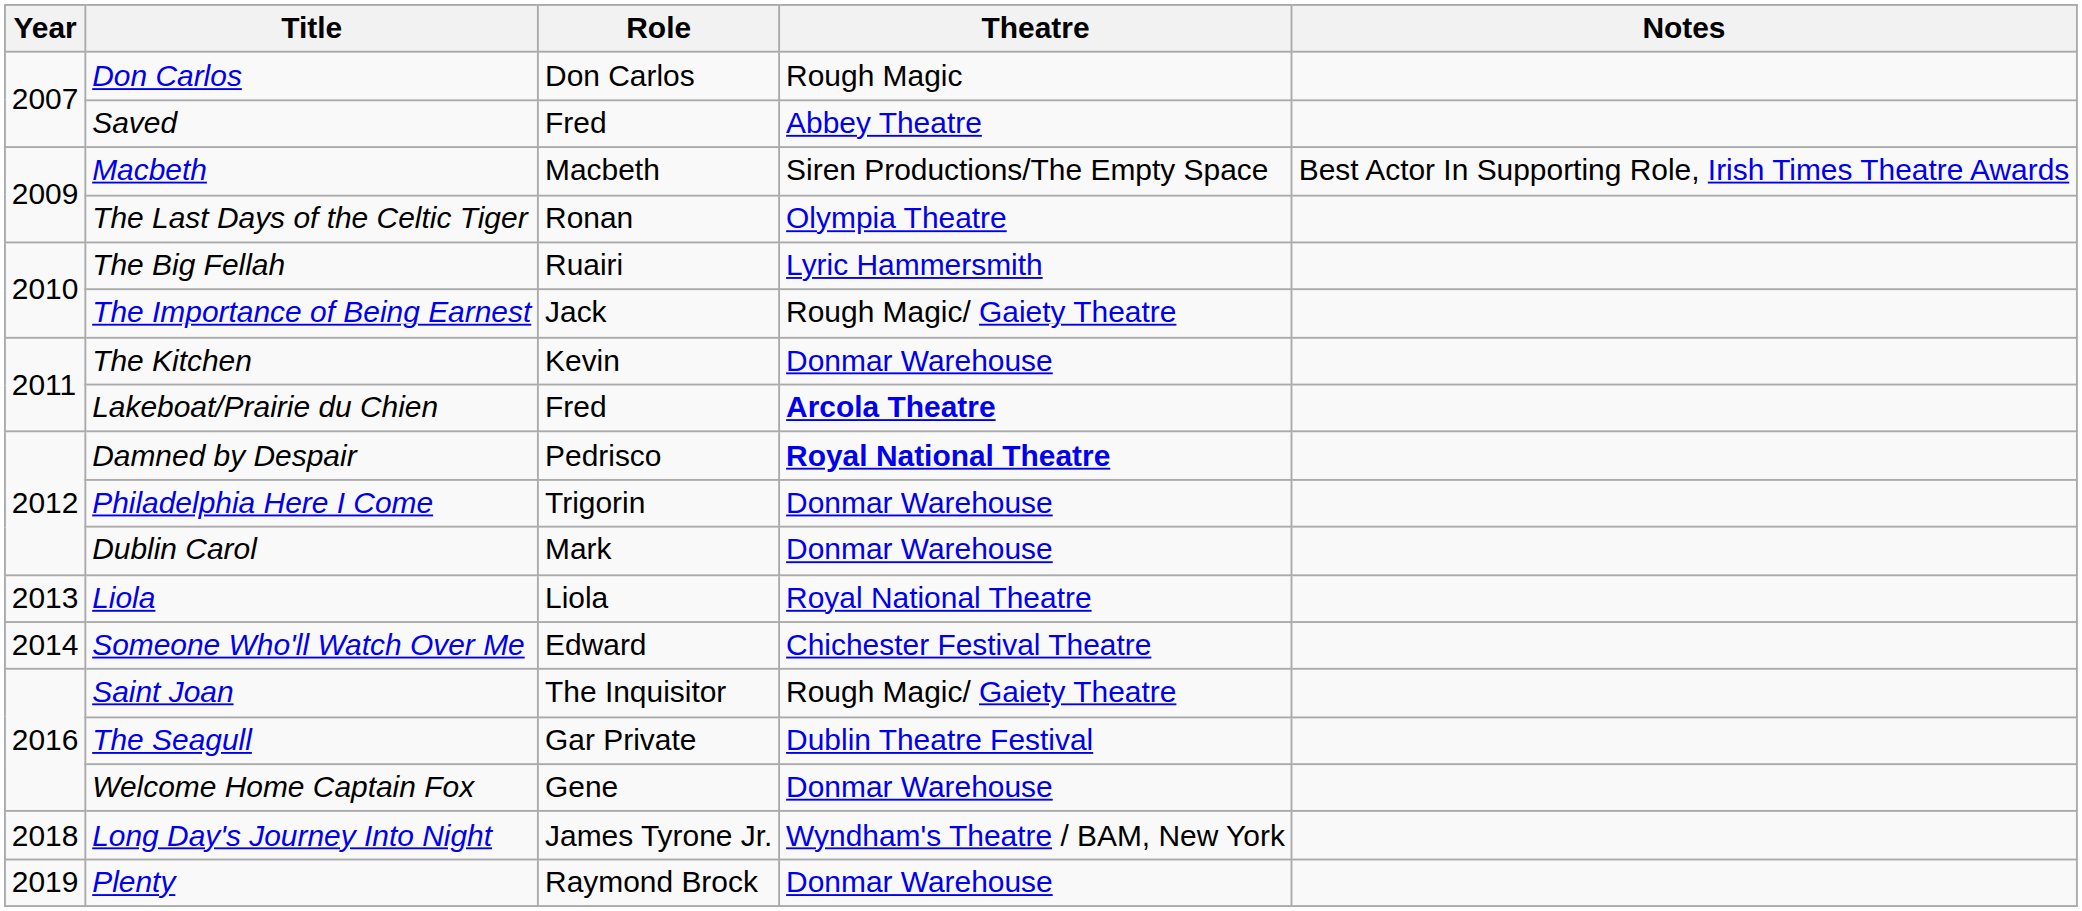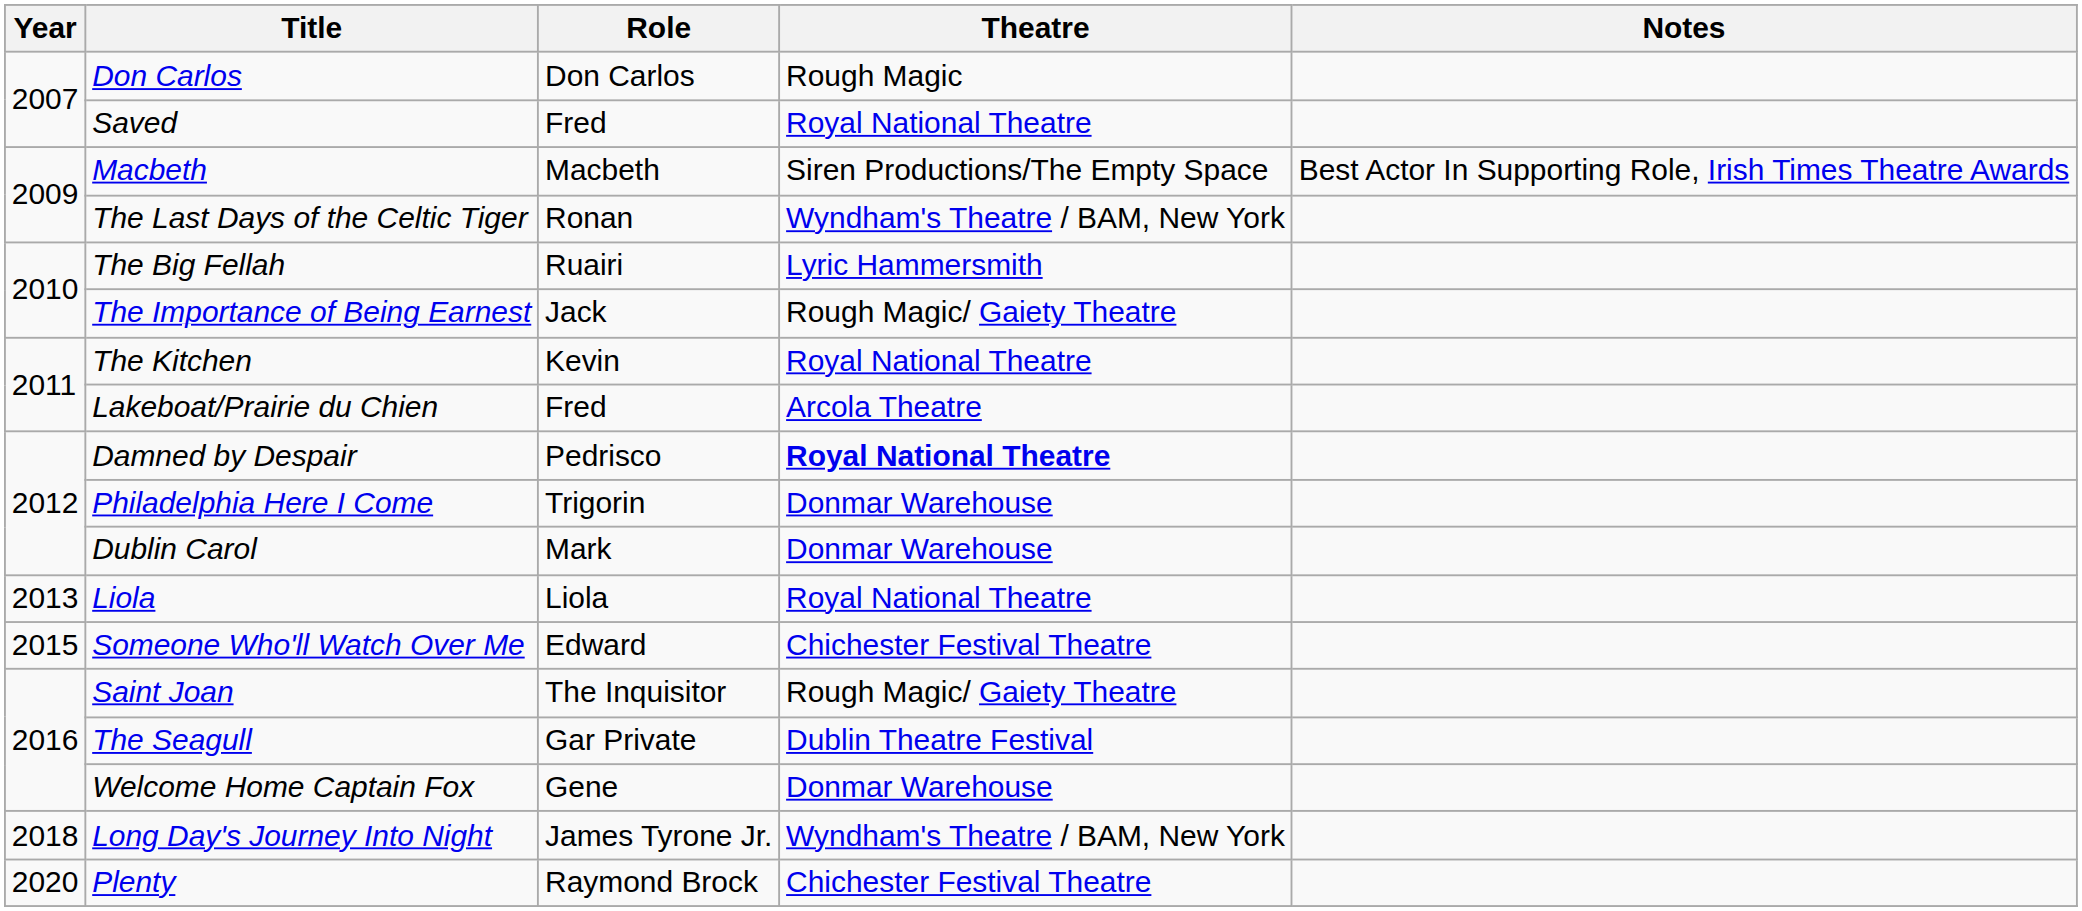(884, 123) Abbey Theatre -> (939, 123) Royal National Theatre
(896, 218) Olympia Theatre -> (1035, 218) Wyndham's Theatre / BAM, New York
(919, 360) Donmar Warehouse -> (939, 360) Royal National Theatre
(891, 407) bold -> (884, 407) normal
(45, 645) 2014 -> (45, 645) 2015
(45, 882) 2019 -> (45, 882) 2020
(919, 882) Donmar Warehouse -> (969, 882) Chichester Festival Theatre
